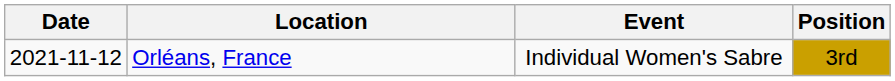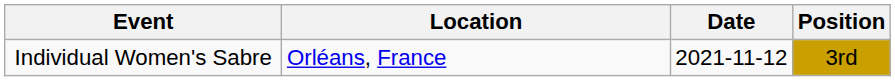columns swapped: (66, 22) <-> (654, 22)
